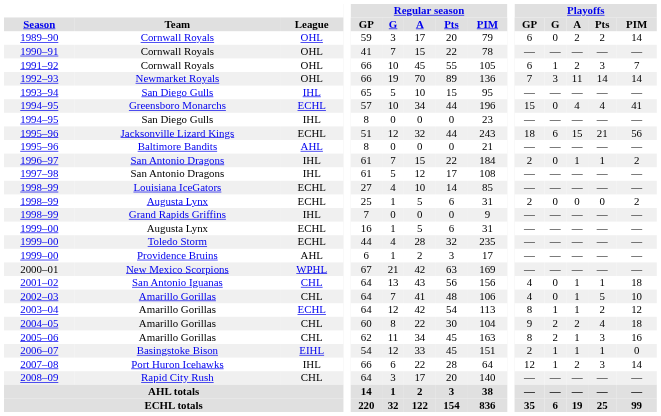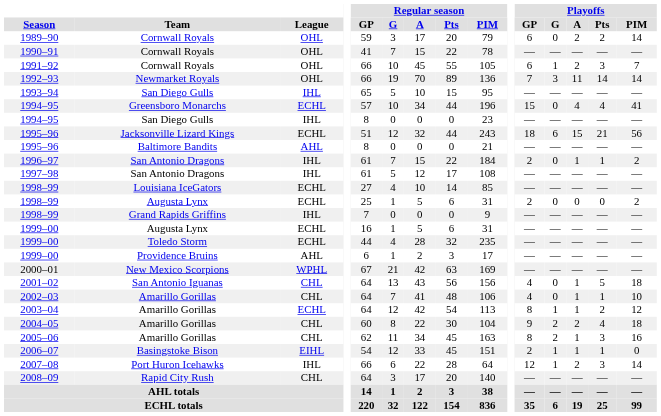(602, 282) 1 -> (602, 282) 5
(602, 296) 5 -> (602, 296) 1
